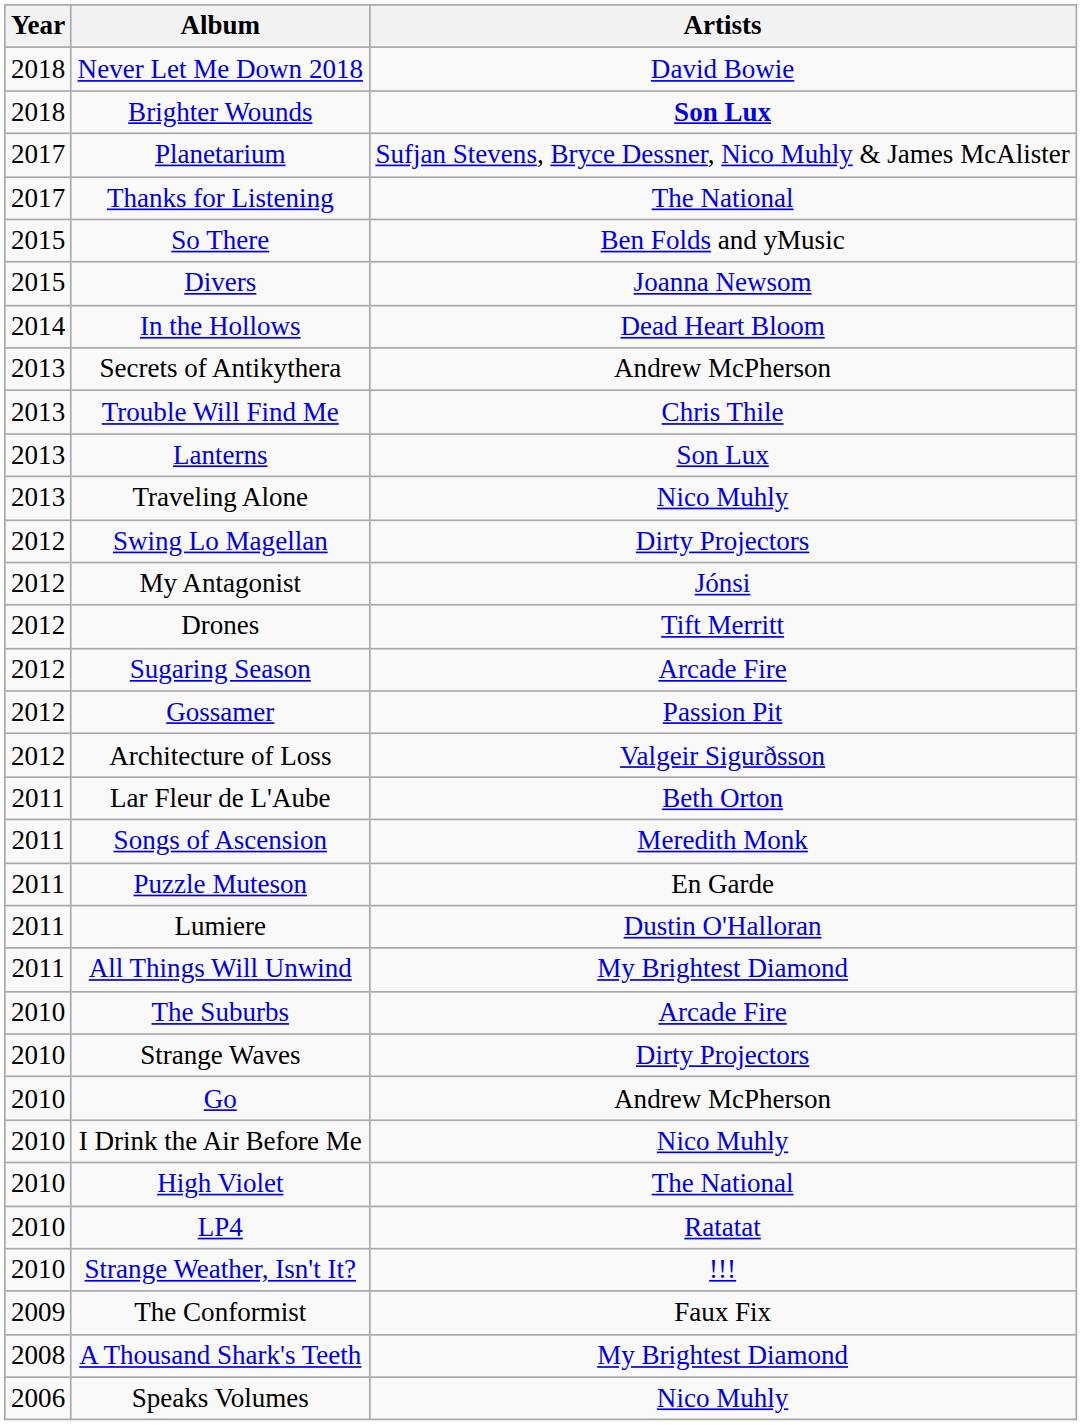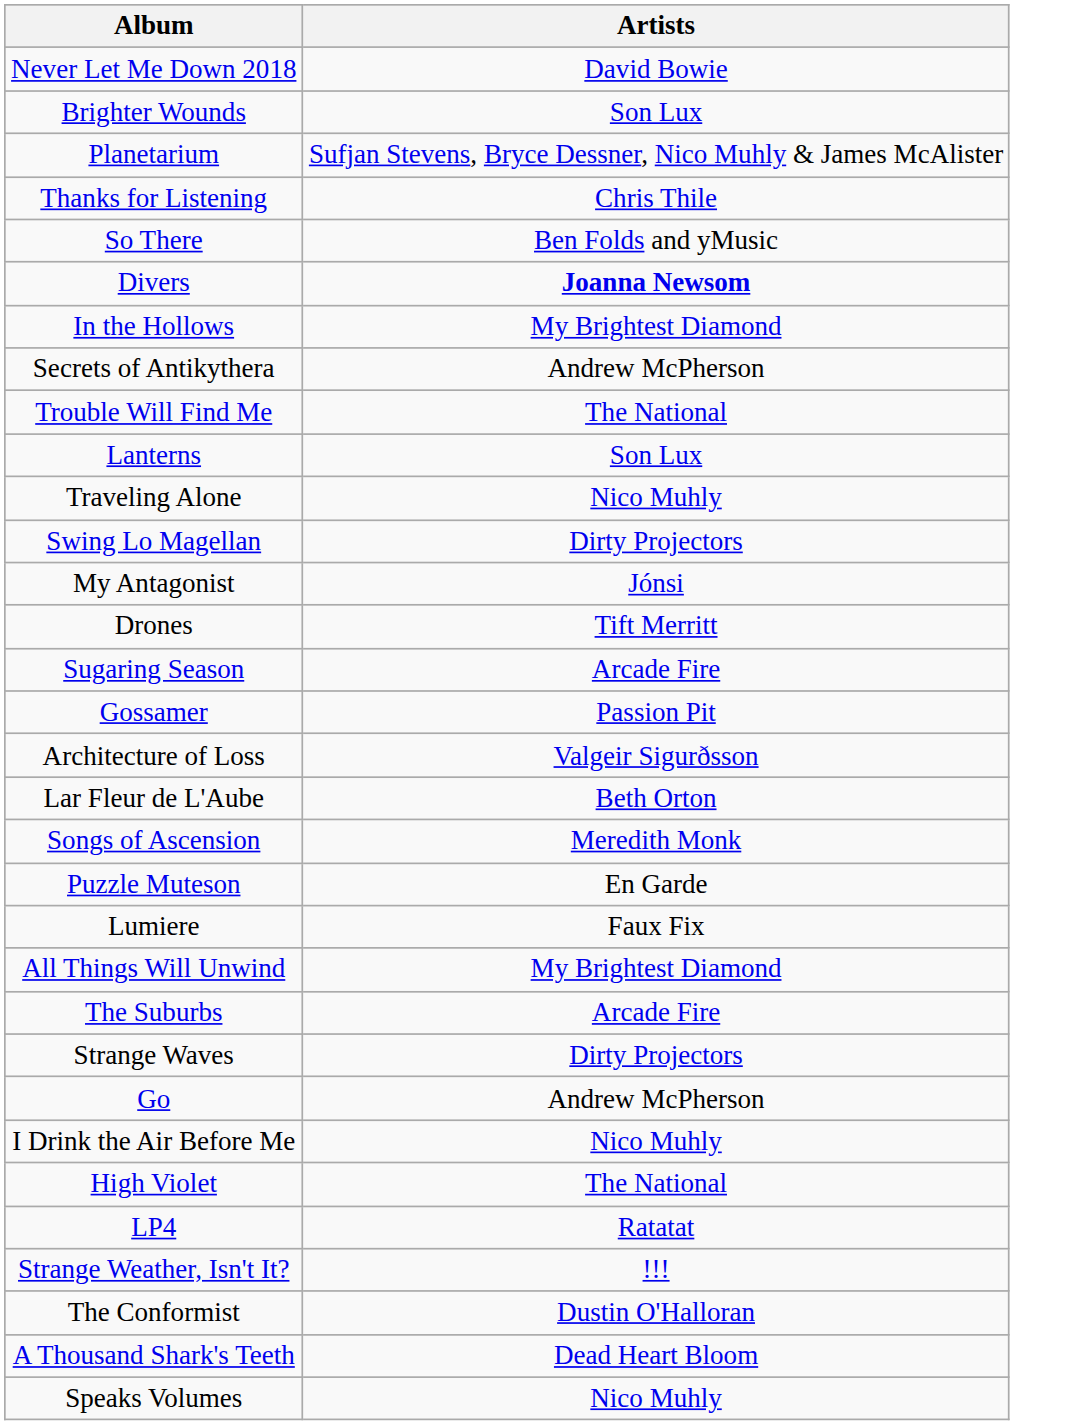- column: (38, 25)
(723, 111) bold -> (656, 111) normal
(723, 197) The National -> (656, 197) Chris Thile
(723, 283) normal -> (656, 283) bold
(723, 326) Dead Heart Bloom -> (656, 326) My Brightest Diamond
(723, 411) Chris Thile -> (656, 411) The National
(723, 926) Dustin O'Halloran -> (656, 926) Faux Fix
(723, 1312) Faux Fix -> (656, 1312) Dustin O'Halloran
(723, 1355) My Brightest Diamond -> (656, 1355) Dead Heart Bloom
